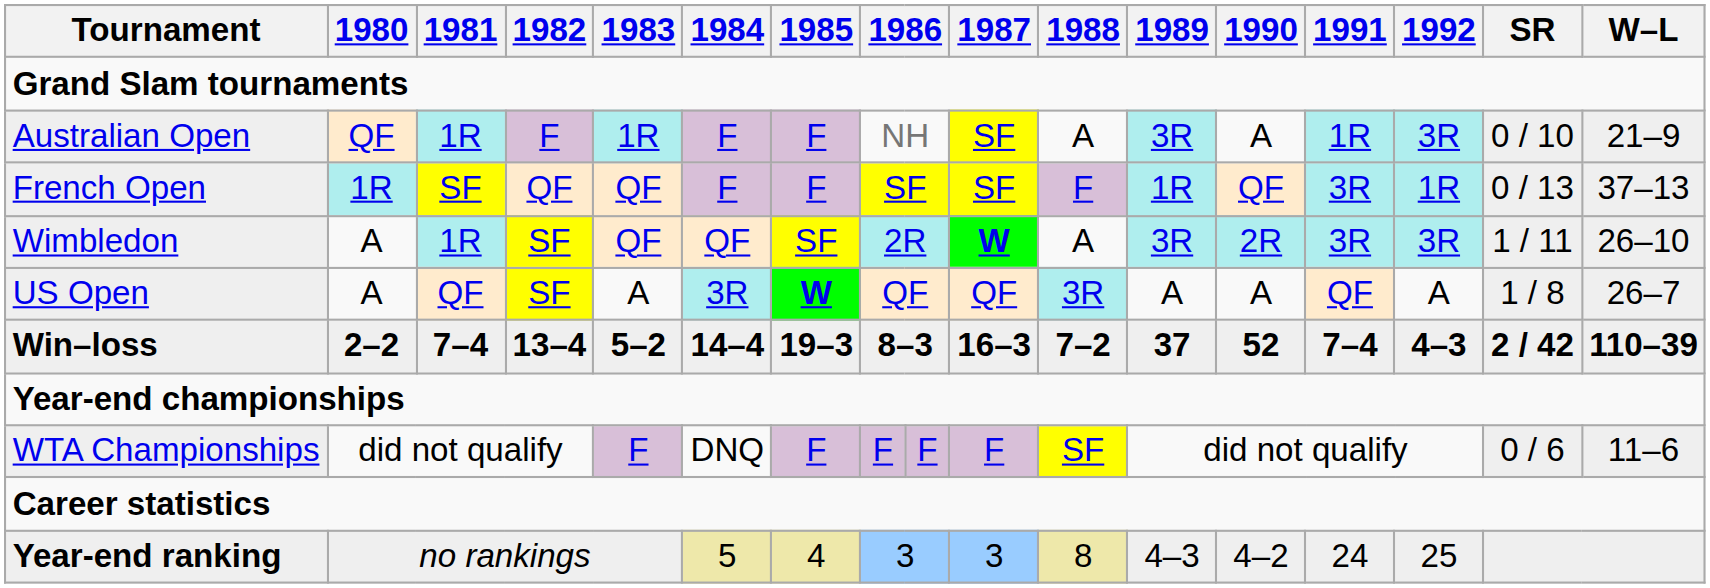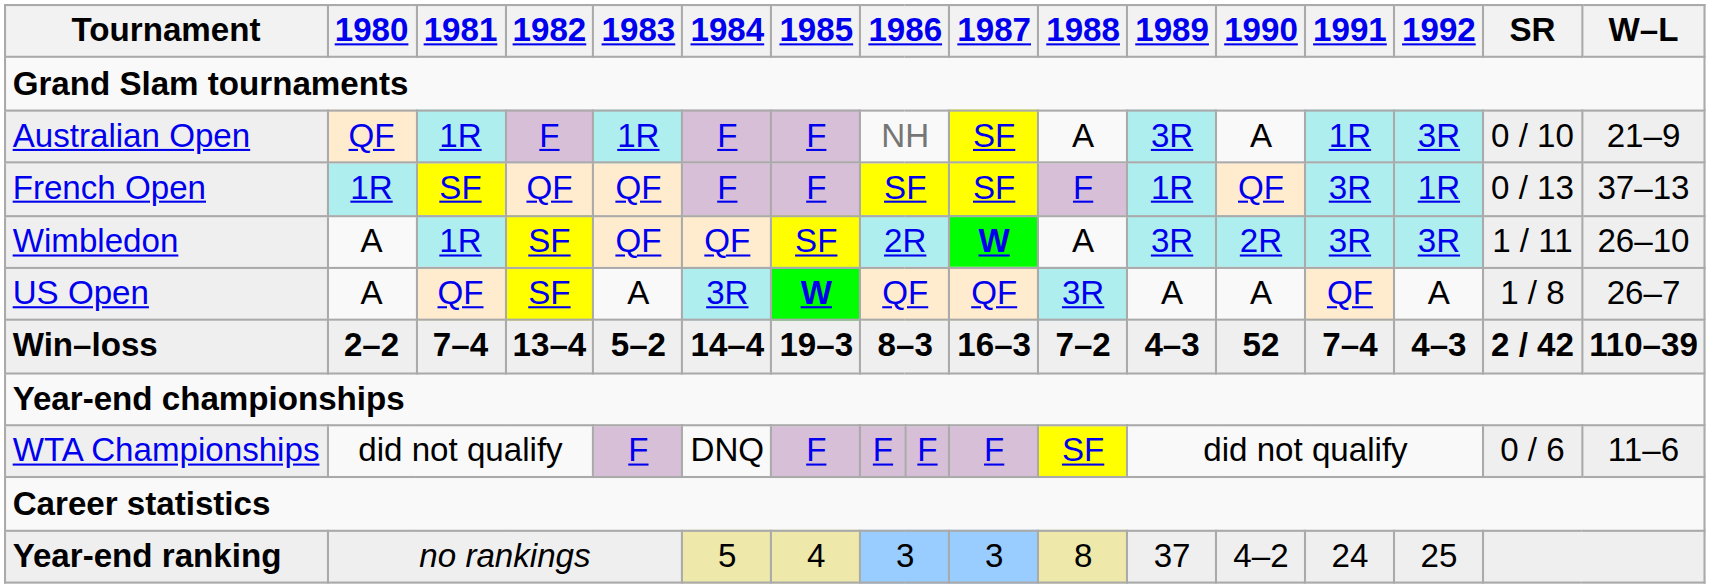(1172, 345) 37 -> (1172, 345) 4–3
(1172, 556) 4–3 -> (1172, 556) 37
